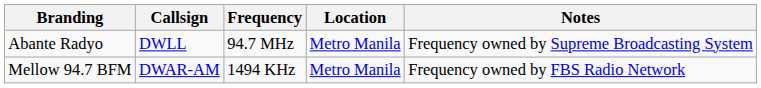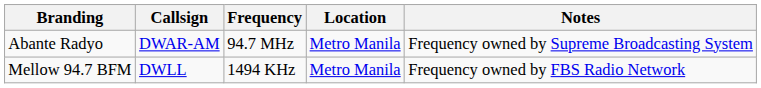(163, 43) DWLL -> (179, 43) DWAR-AM
(179, 69) DWAR-AM -> (163, 69) DWLL
